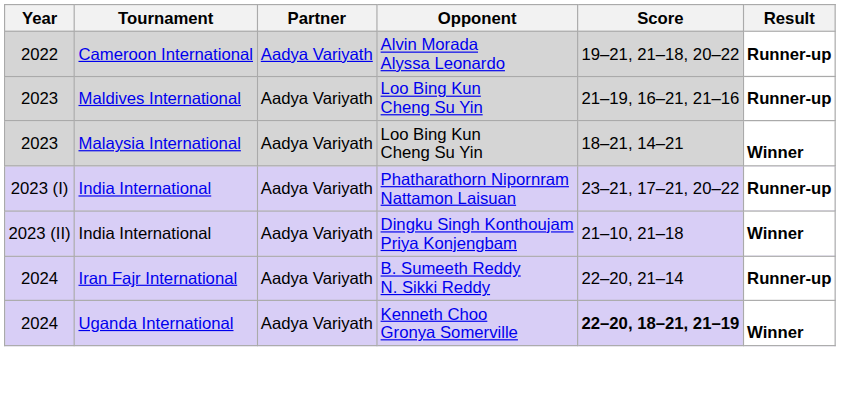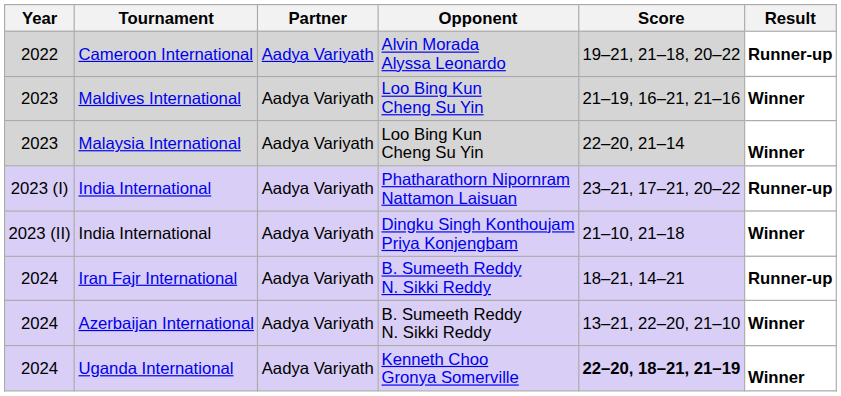(789, 99) Runner-up -> (776, 99) Winner
(633, 144) 18–21, 14–21 -> (633, 144) 22–20, 21–14
(633, 279) 22–20, 21–14 -> (633, 279) 18–21, 14–21
+ row: (166, 324)
